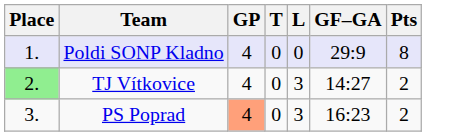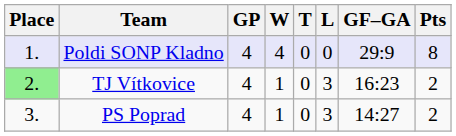+ column: (279, 20)
(348, 83) 14:27 -> (377, 83) 16:23
(247, 114) lightsalmon background -> (247, 114) no background
(348, 114) 16:23 -> (377, 114) 14:27
